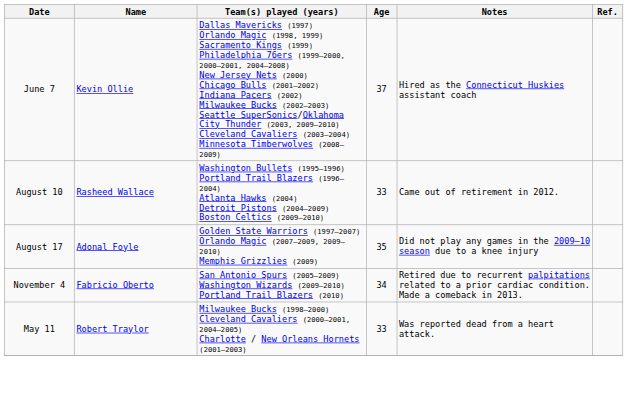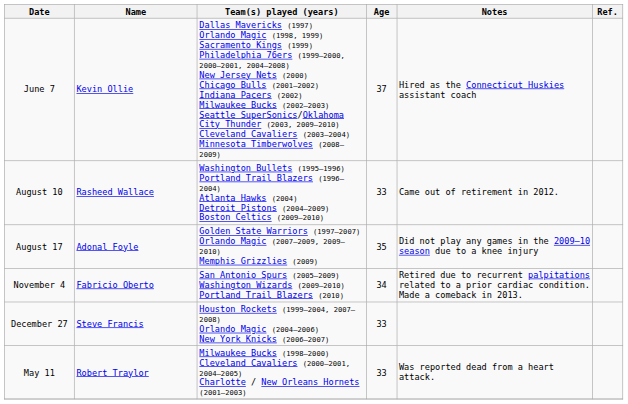+ row: (39, 324)
